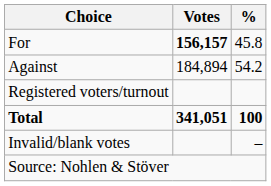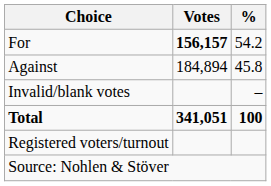(249, 42) 45.8 -> (249, 42) 54.2
(249, 67) 54.2 -> (249, 67) 45.8
rows swapped: (69, 142) <-> (88, 92)
